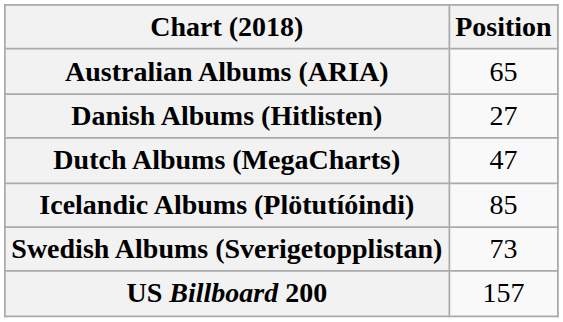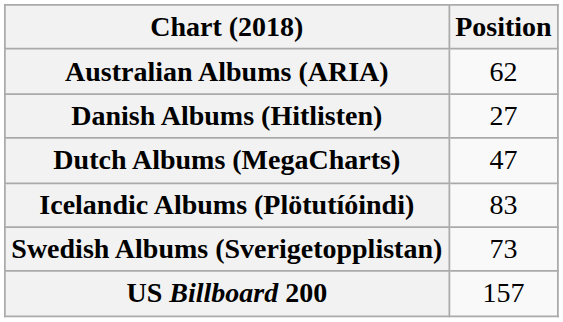(503, 71) 65 -> (503, 71) 62
(503, 204) 85 -> (503, 204) 83
